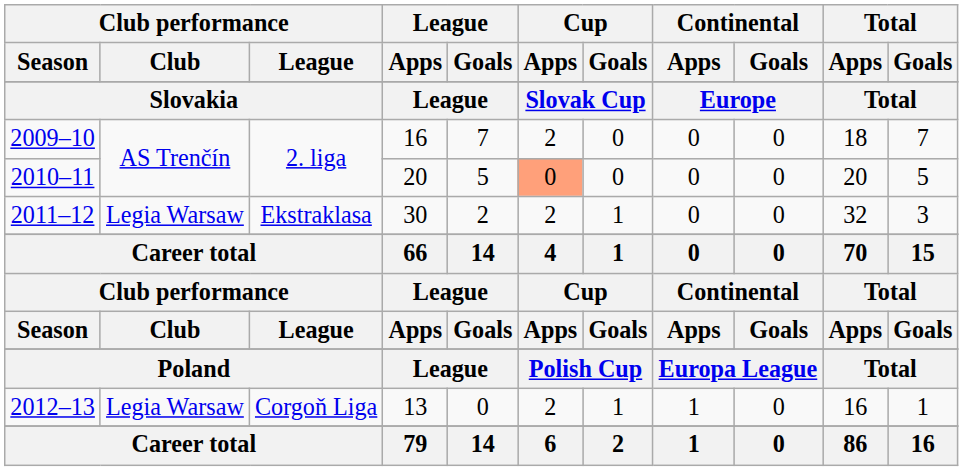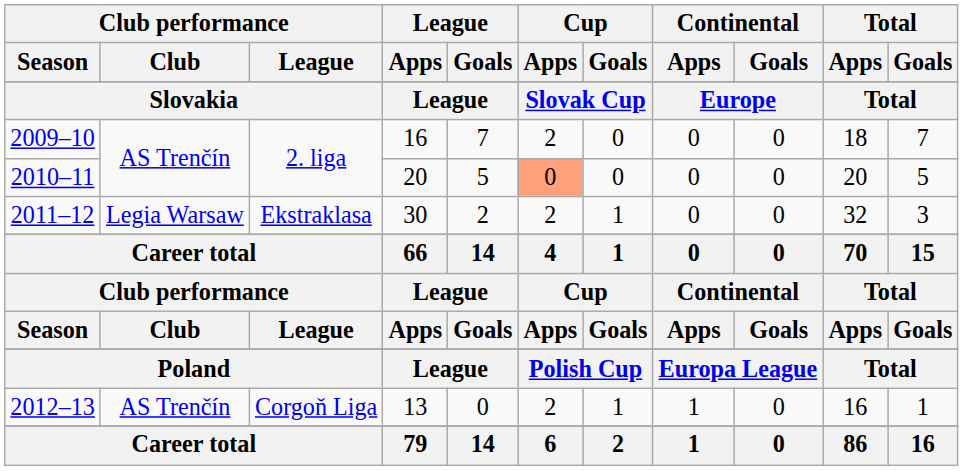(175, 406) Legia Warsaw -> (175, 406) AS Trenčín
